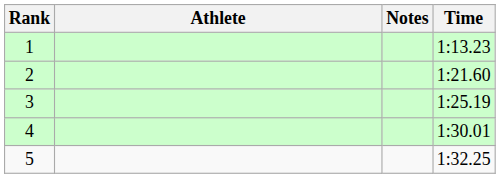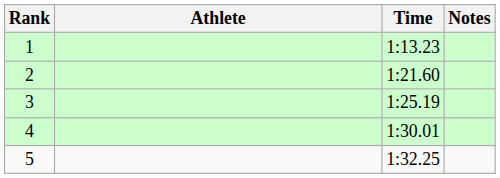columns swapped: (464, 18) <-> (407, 18)
